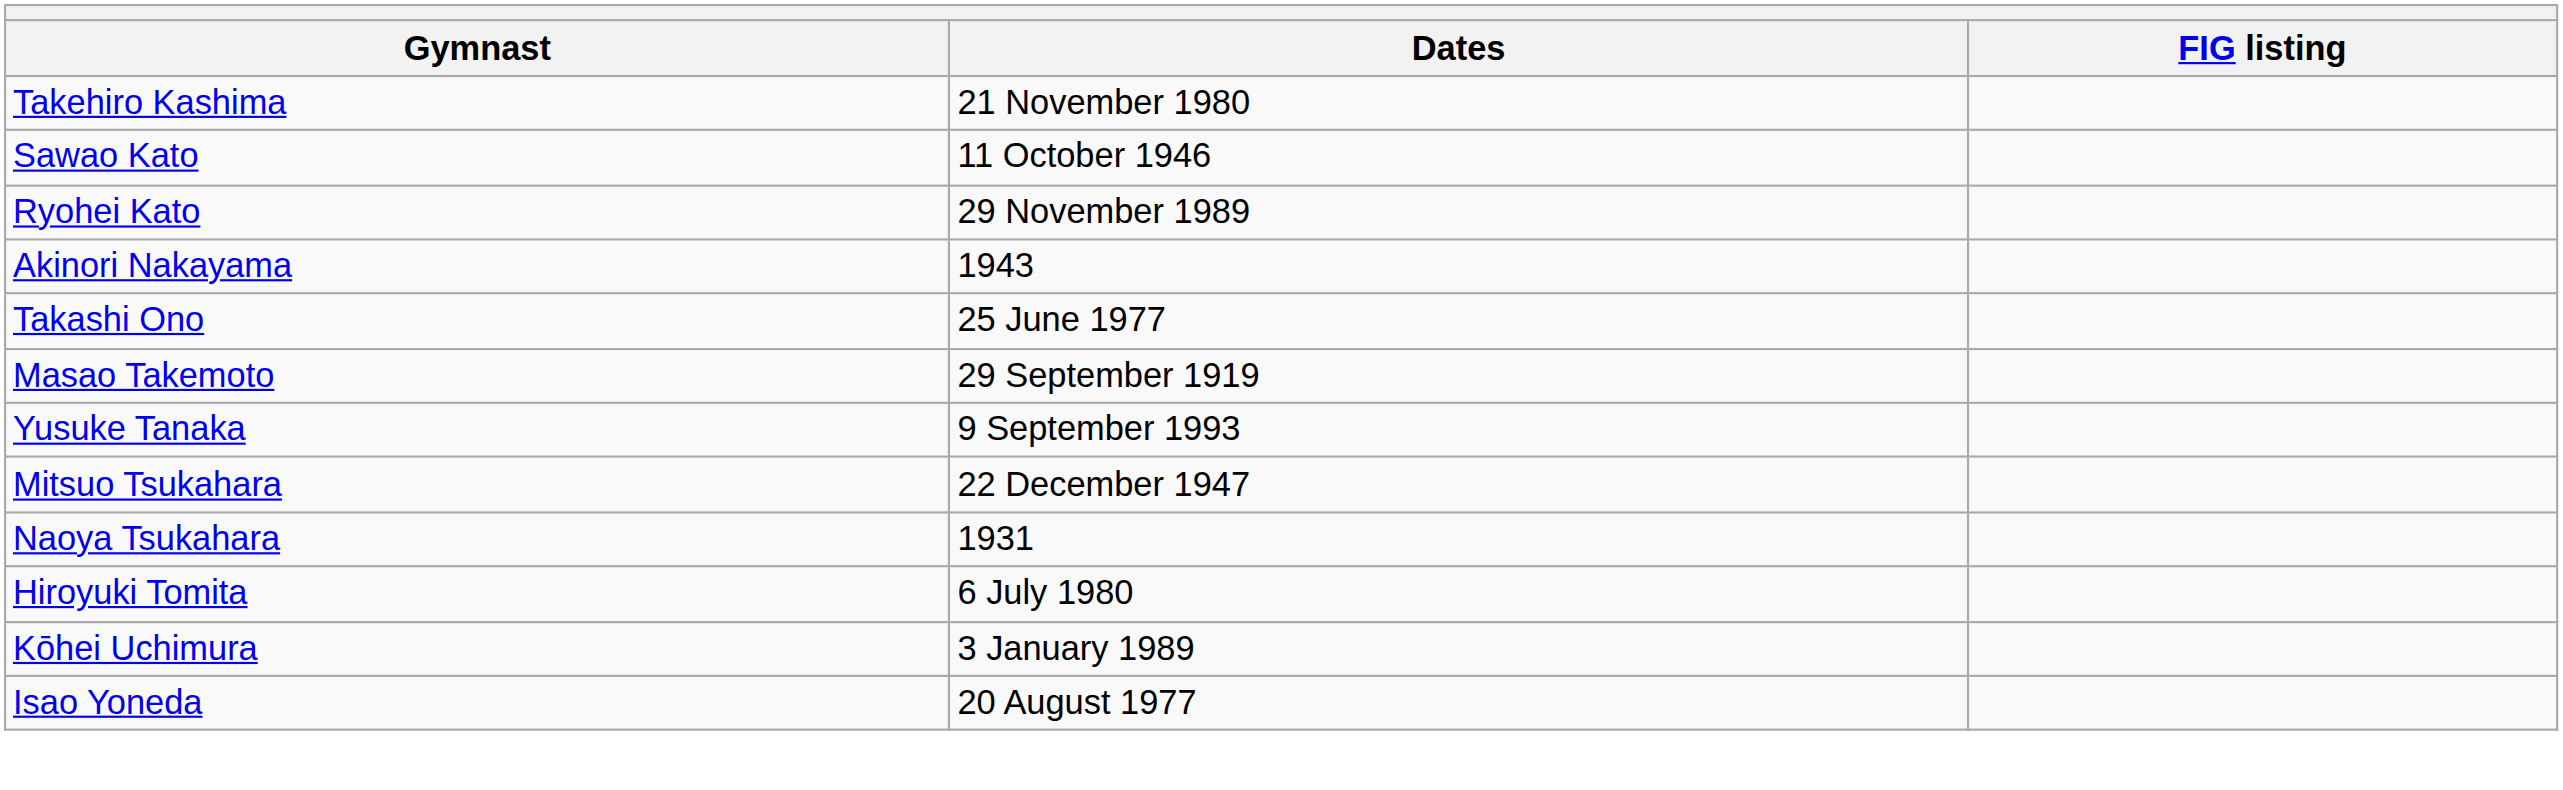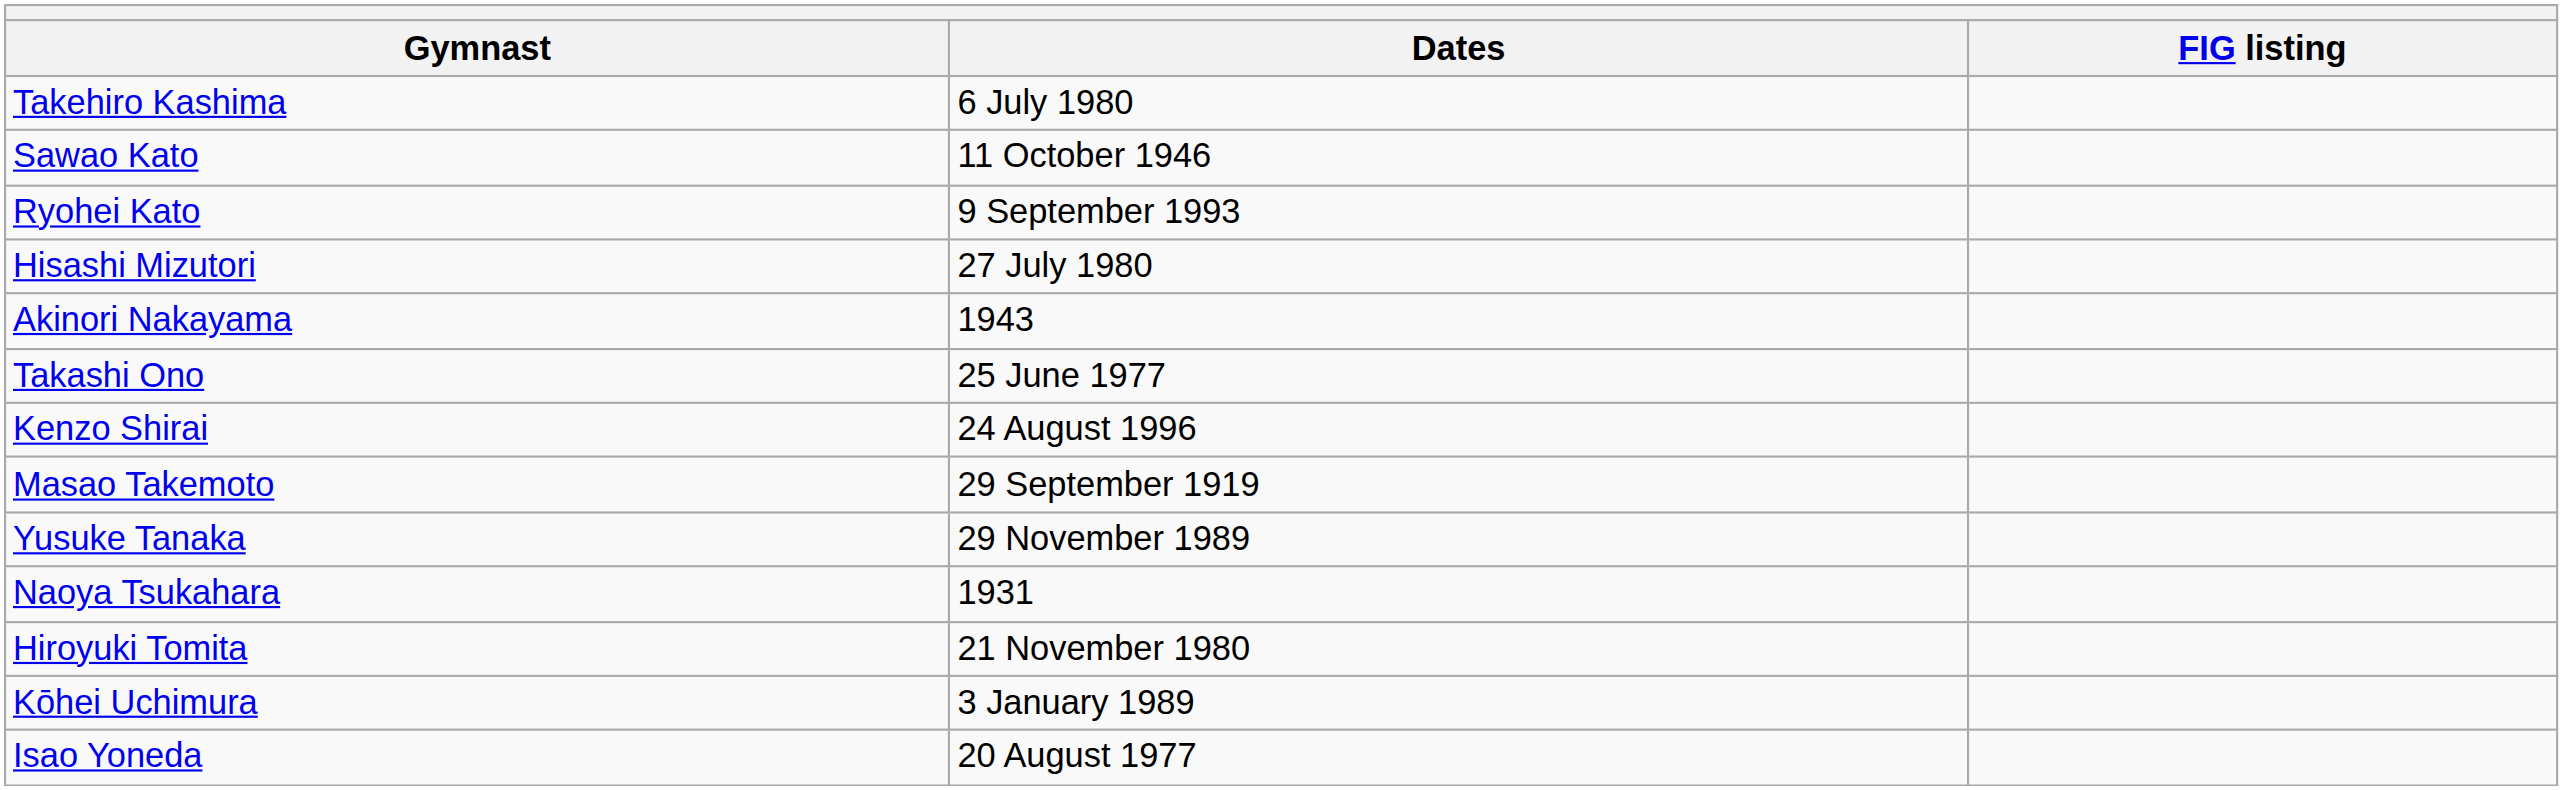(1104, 102) 21 November 1980 -> (1045, 102) 6 July 1980
(1104, 211) 29 November 1989 -> (1099, 211) 9 September 1993
+ row: (134, 265)
+ row: (111, 429)
(1099, 429) 9 September 1993 -> (1104, 538) 29 November 1989
- row: (147, 484)
(1045, 593) 6 July 1980 -> (1104, 647) 21 November 1980
